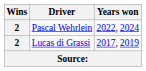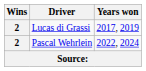rows swapped: (61, 43) <-> (62, 27)
